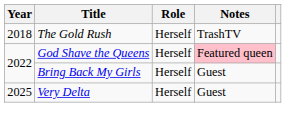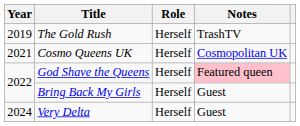(20, 33) 2018 -> (20, 33) 2019
+ row: (85, 53)
(20, 92) 2025 -> (20, 111) 2024
